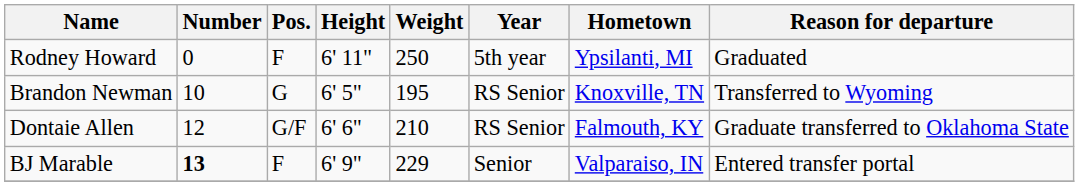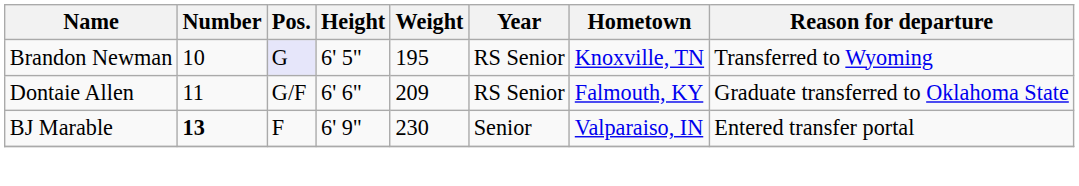- row: (83, 57)
(280, 92) no background -> (280, 57) lavender background
(194, 127) 12 -> (193, 92) 11
(412, 127) 210 -> (412, 92) 209
(412, 163) 229 -> (412, 127) 230
